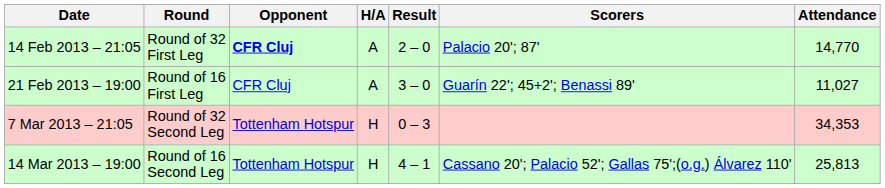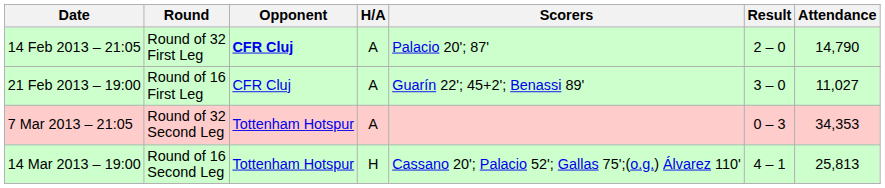columns swapped: (414, 15) <-> (617, 15)
(837, 46) 14,770 -> (837, 46) 14,790
(373, 124) H -> (373, 124) A
